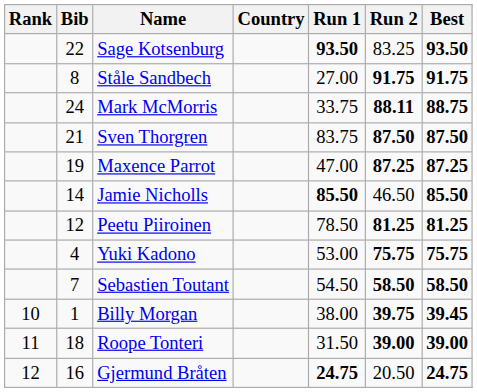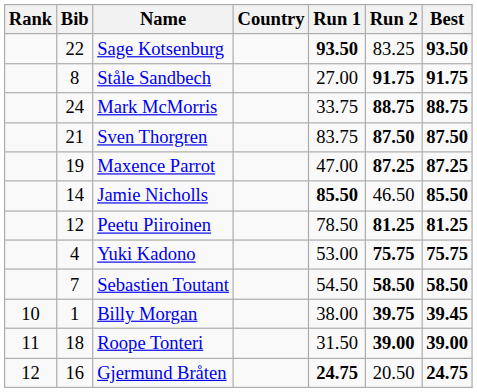(394, 107) 88.11 -> (394, 107) 88.75
